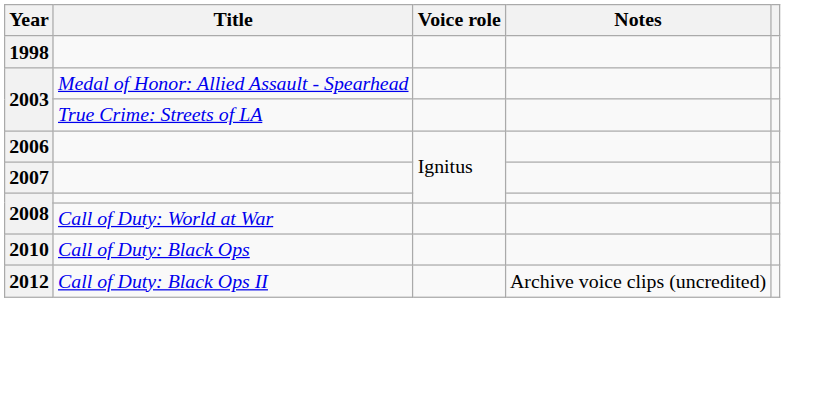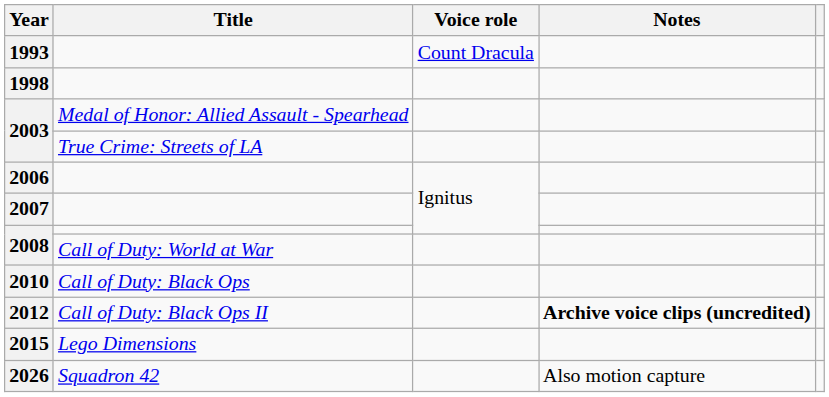+ row: (29, 51)
(638, 281) normal -> (677, 312) bold
+ row: (29, 344)
+ row: (29, 375)
